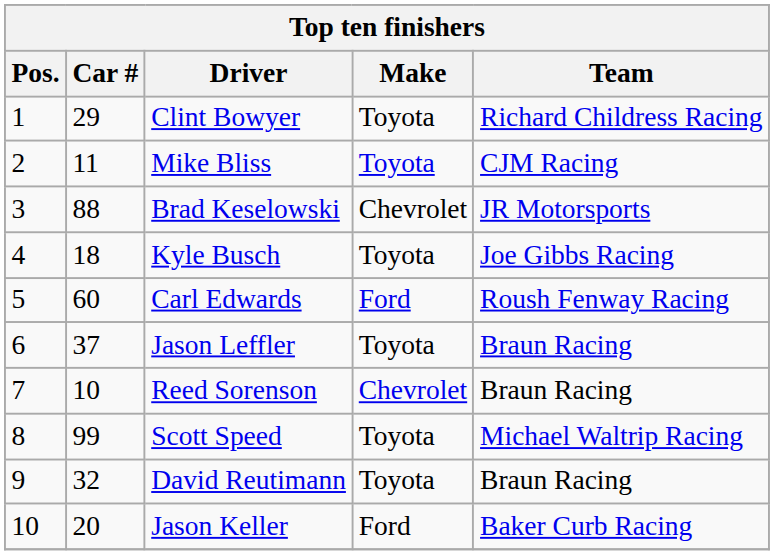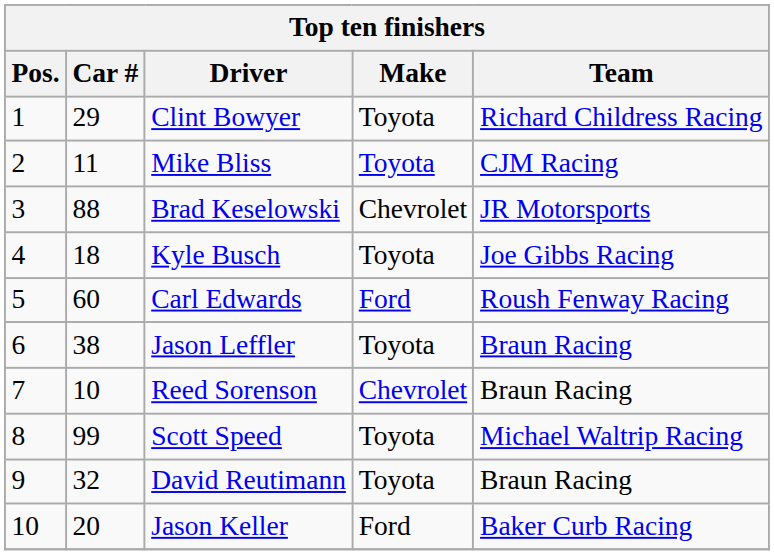(86, 345) 37 -> (86, 345) 38
